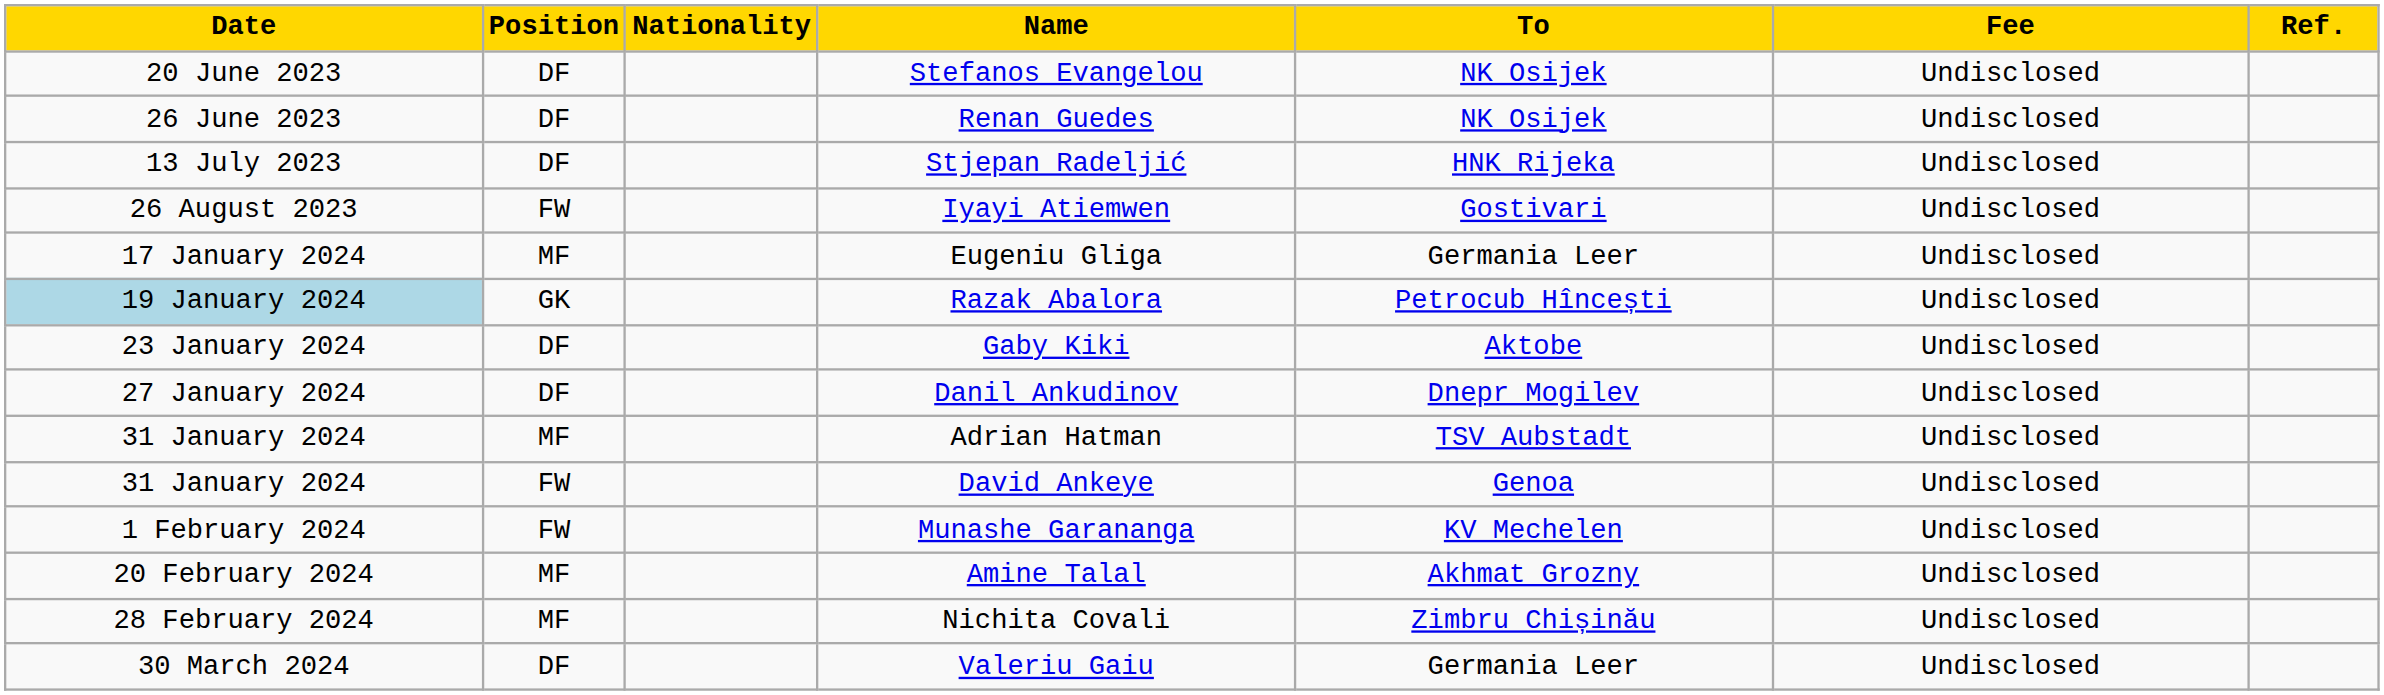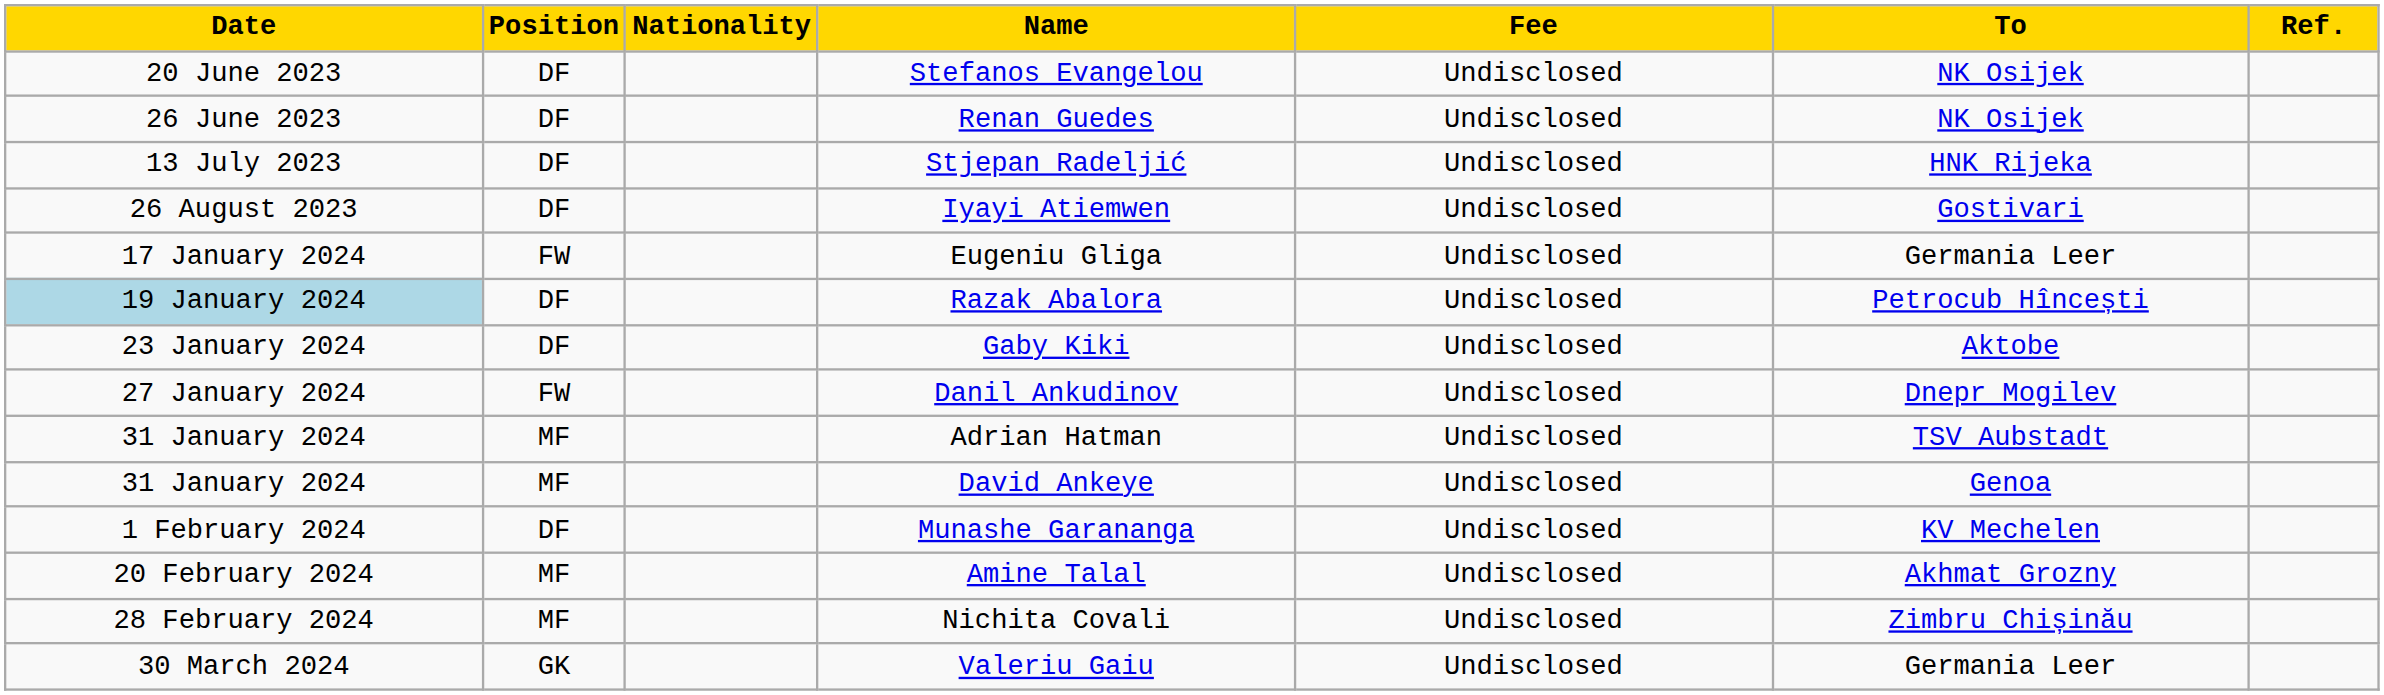columns swapped: (1533, 28) <-> (2010, 28)
(554, 210) FW -> (554, 210) DF
(554, 256) MF -> (554, 256) FW
(554, 301) GK -> (554, 301) DF
(554, 392) DF -> (554, 392) FW
(554, 484) FW -> (554, 484) MF
(554, 529) FW -> (554, 529) DF
(554, 666) DF -> (554, 666) GK
